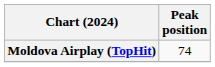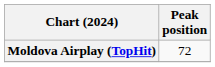(185, 51) 74 -> (185, 51) 72
